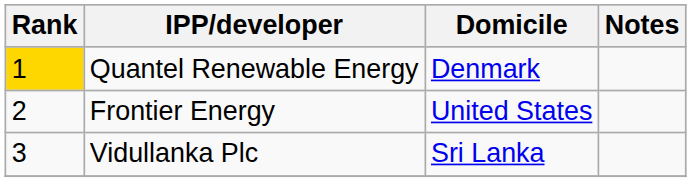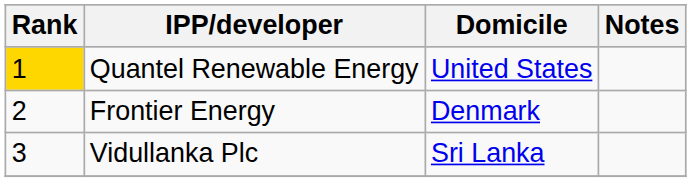(485, 68) Denmark -> (512, 68) United States
(512, 111) United States -> (485, 111) Denmark
